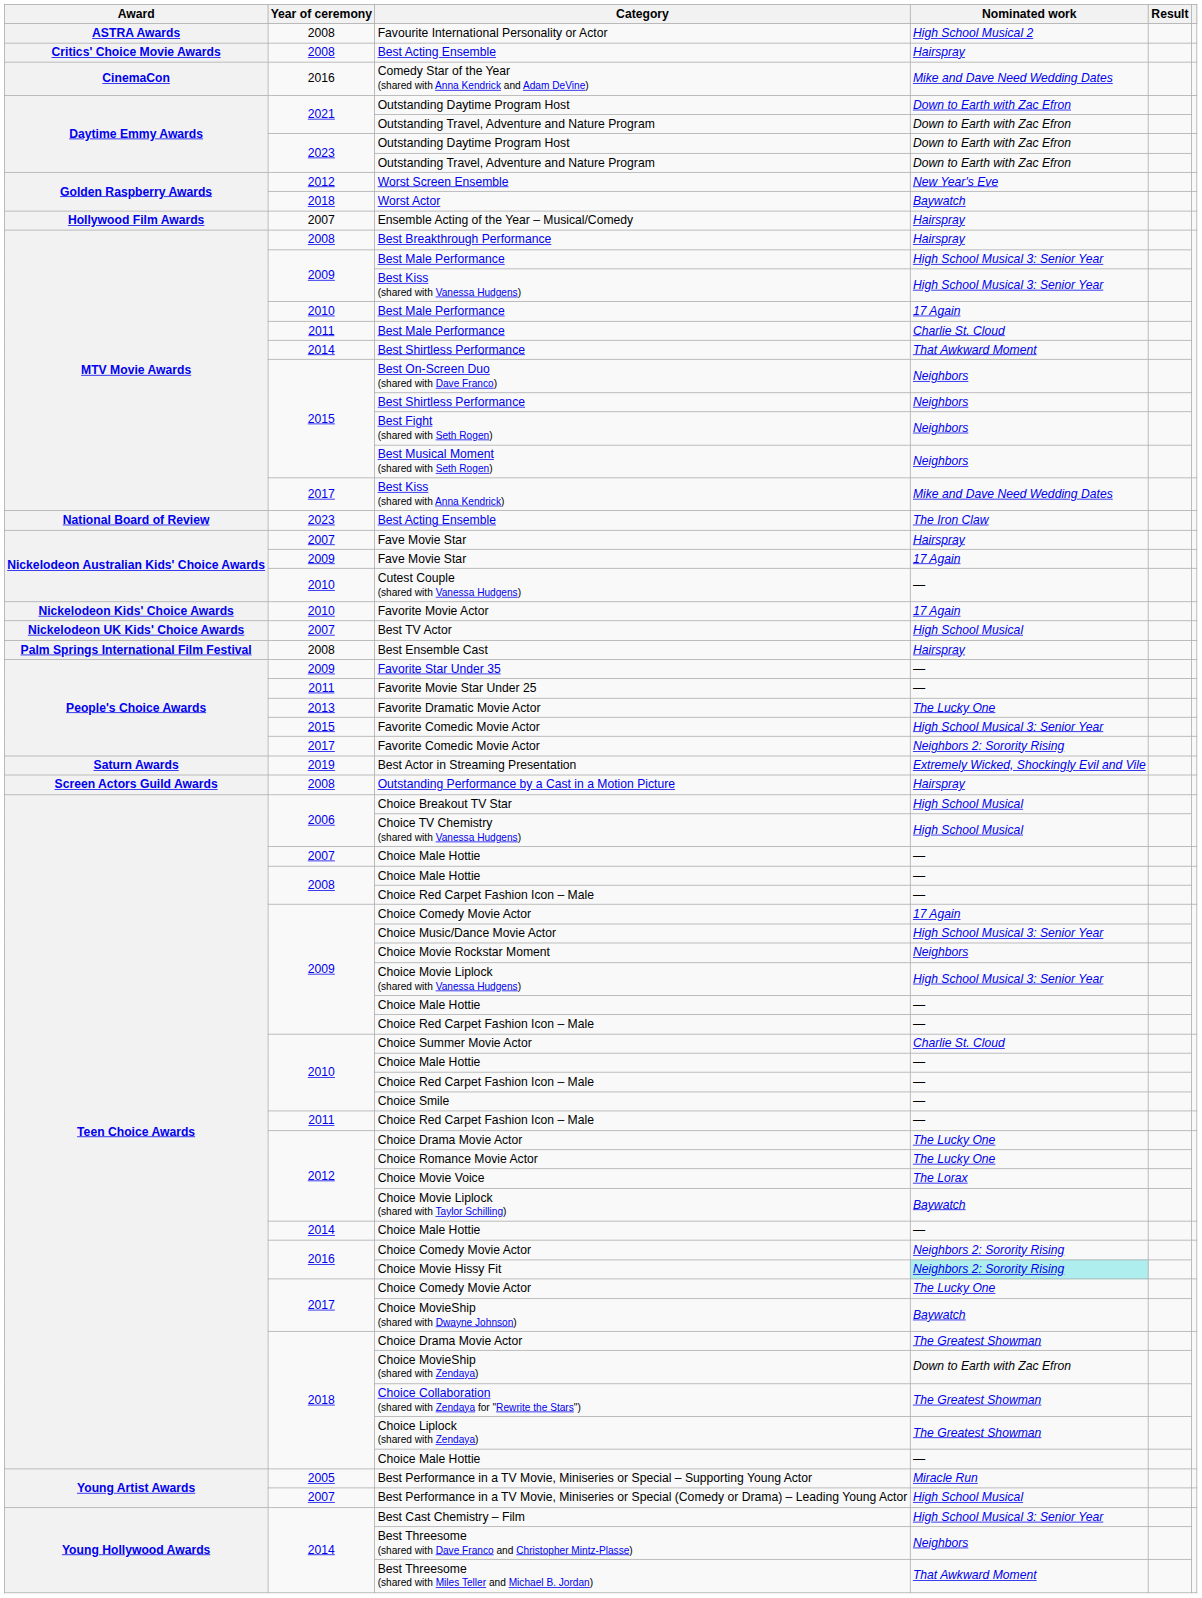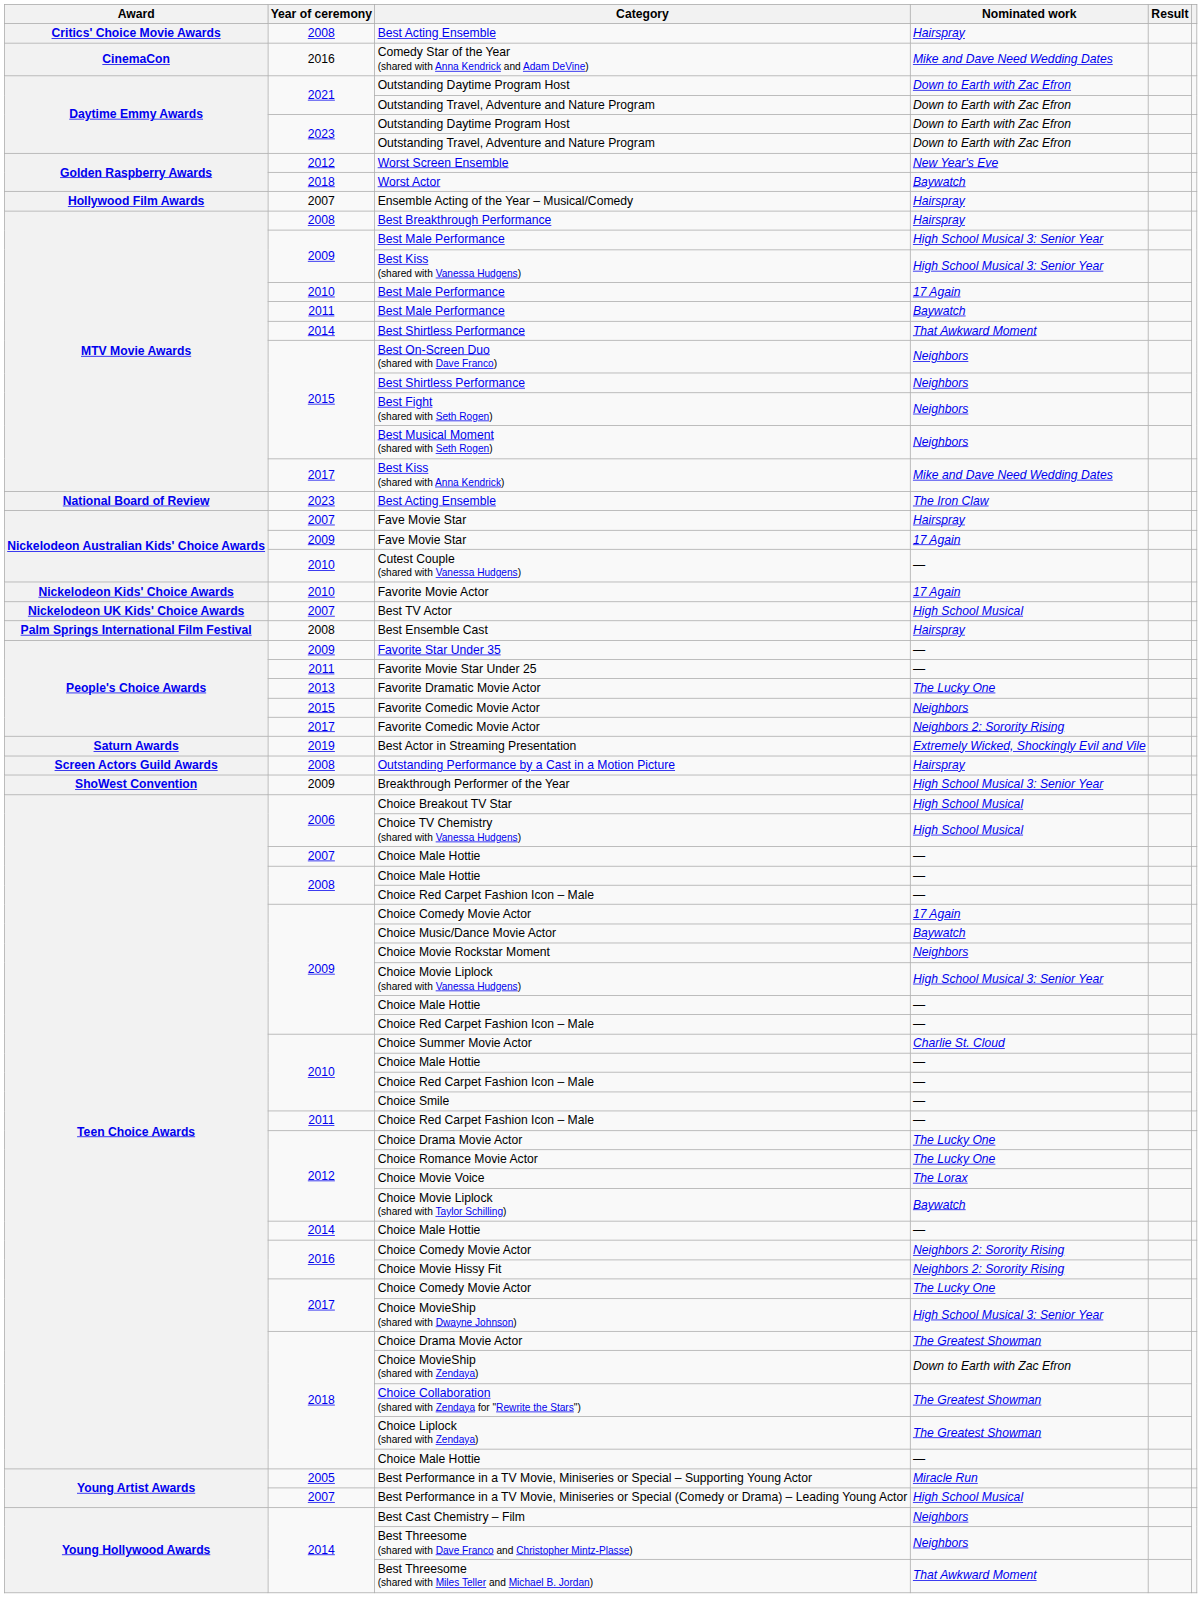- row: (321, 33)
(959, 330) Charlie St. Cloud -> (939, 311) Baywatch
(1008, 727) High School Musical 3: Senior Year -> (941, 707) Neighbors
+ row: (321, 784)
(1008, 933) High School Musical 3: Senior Year -> (939, 933) Baywatch
(989, 1269) paleturquoise background -> (989, 1269) no background
(939, 1314) Baywatch -> (1008, 1314) High School Musical 3: Senior Year
(1008, 1517) High School Musical 3: Senior Year -> (941, 1517) Neighbors
